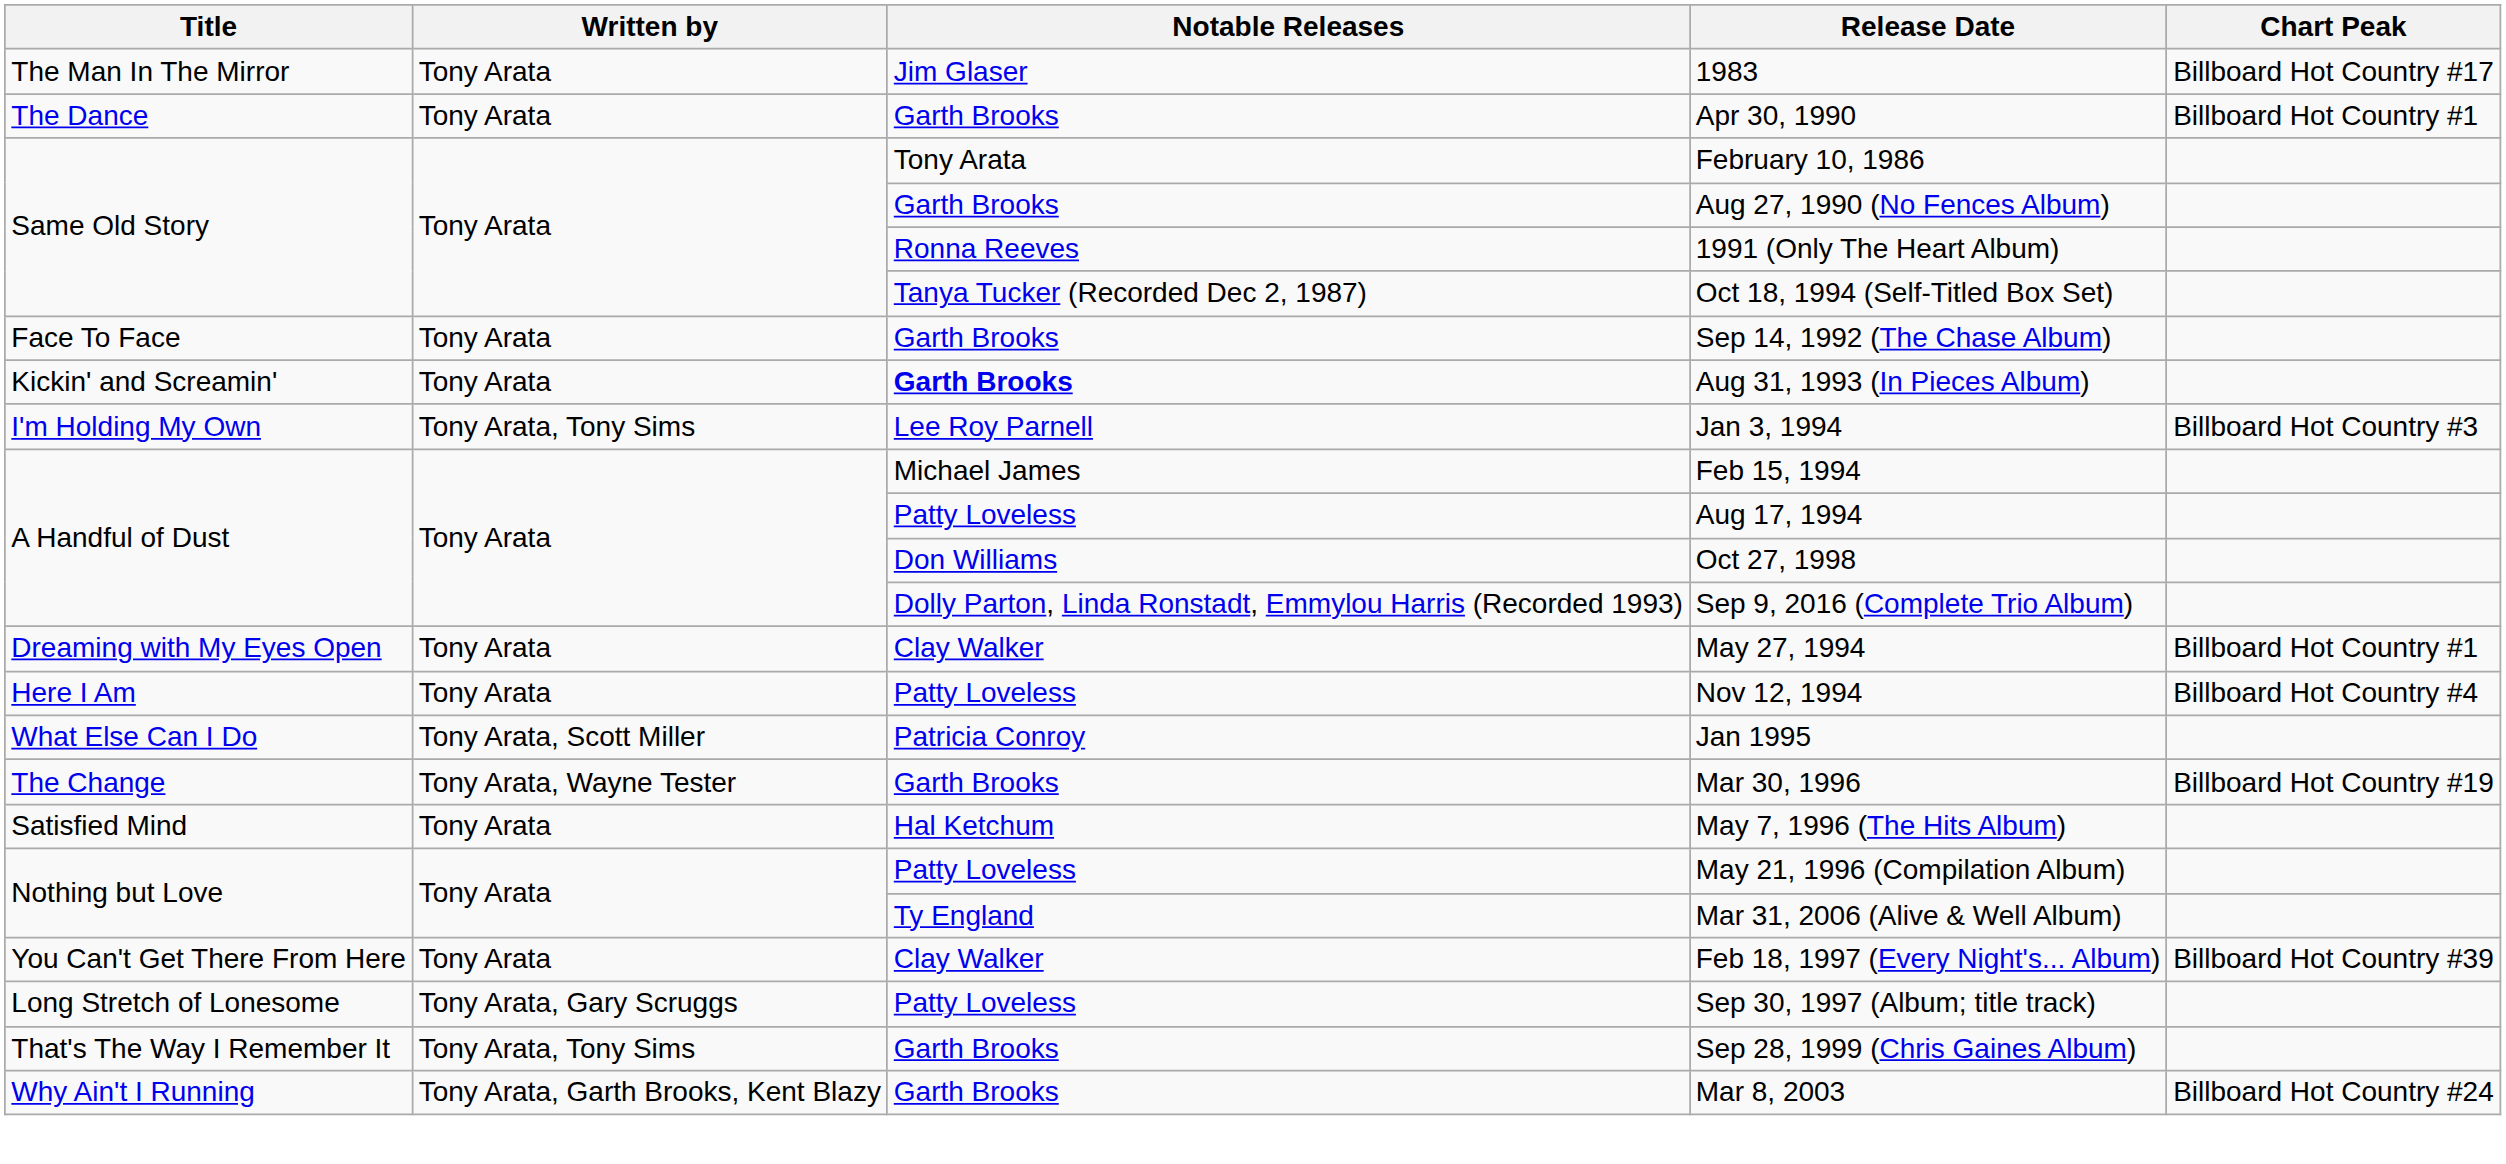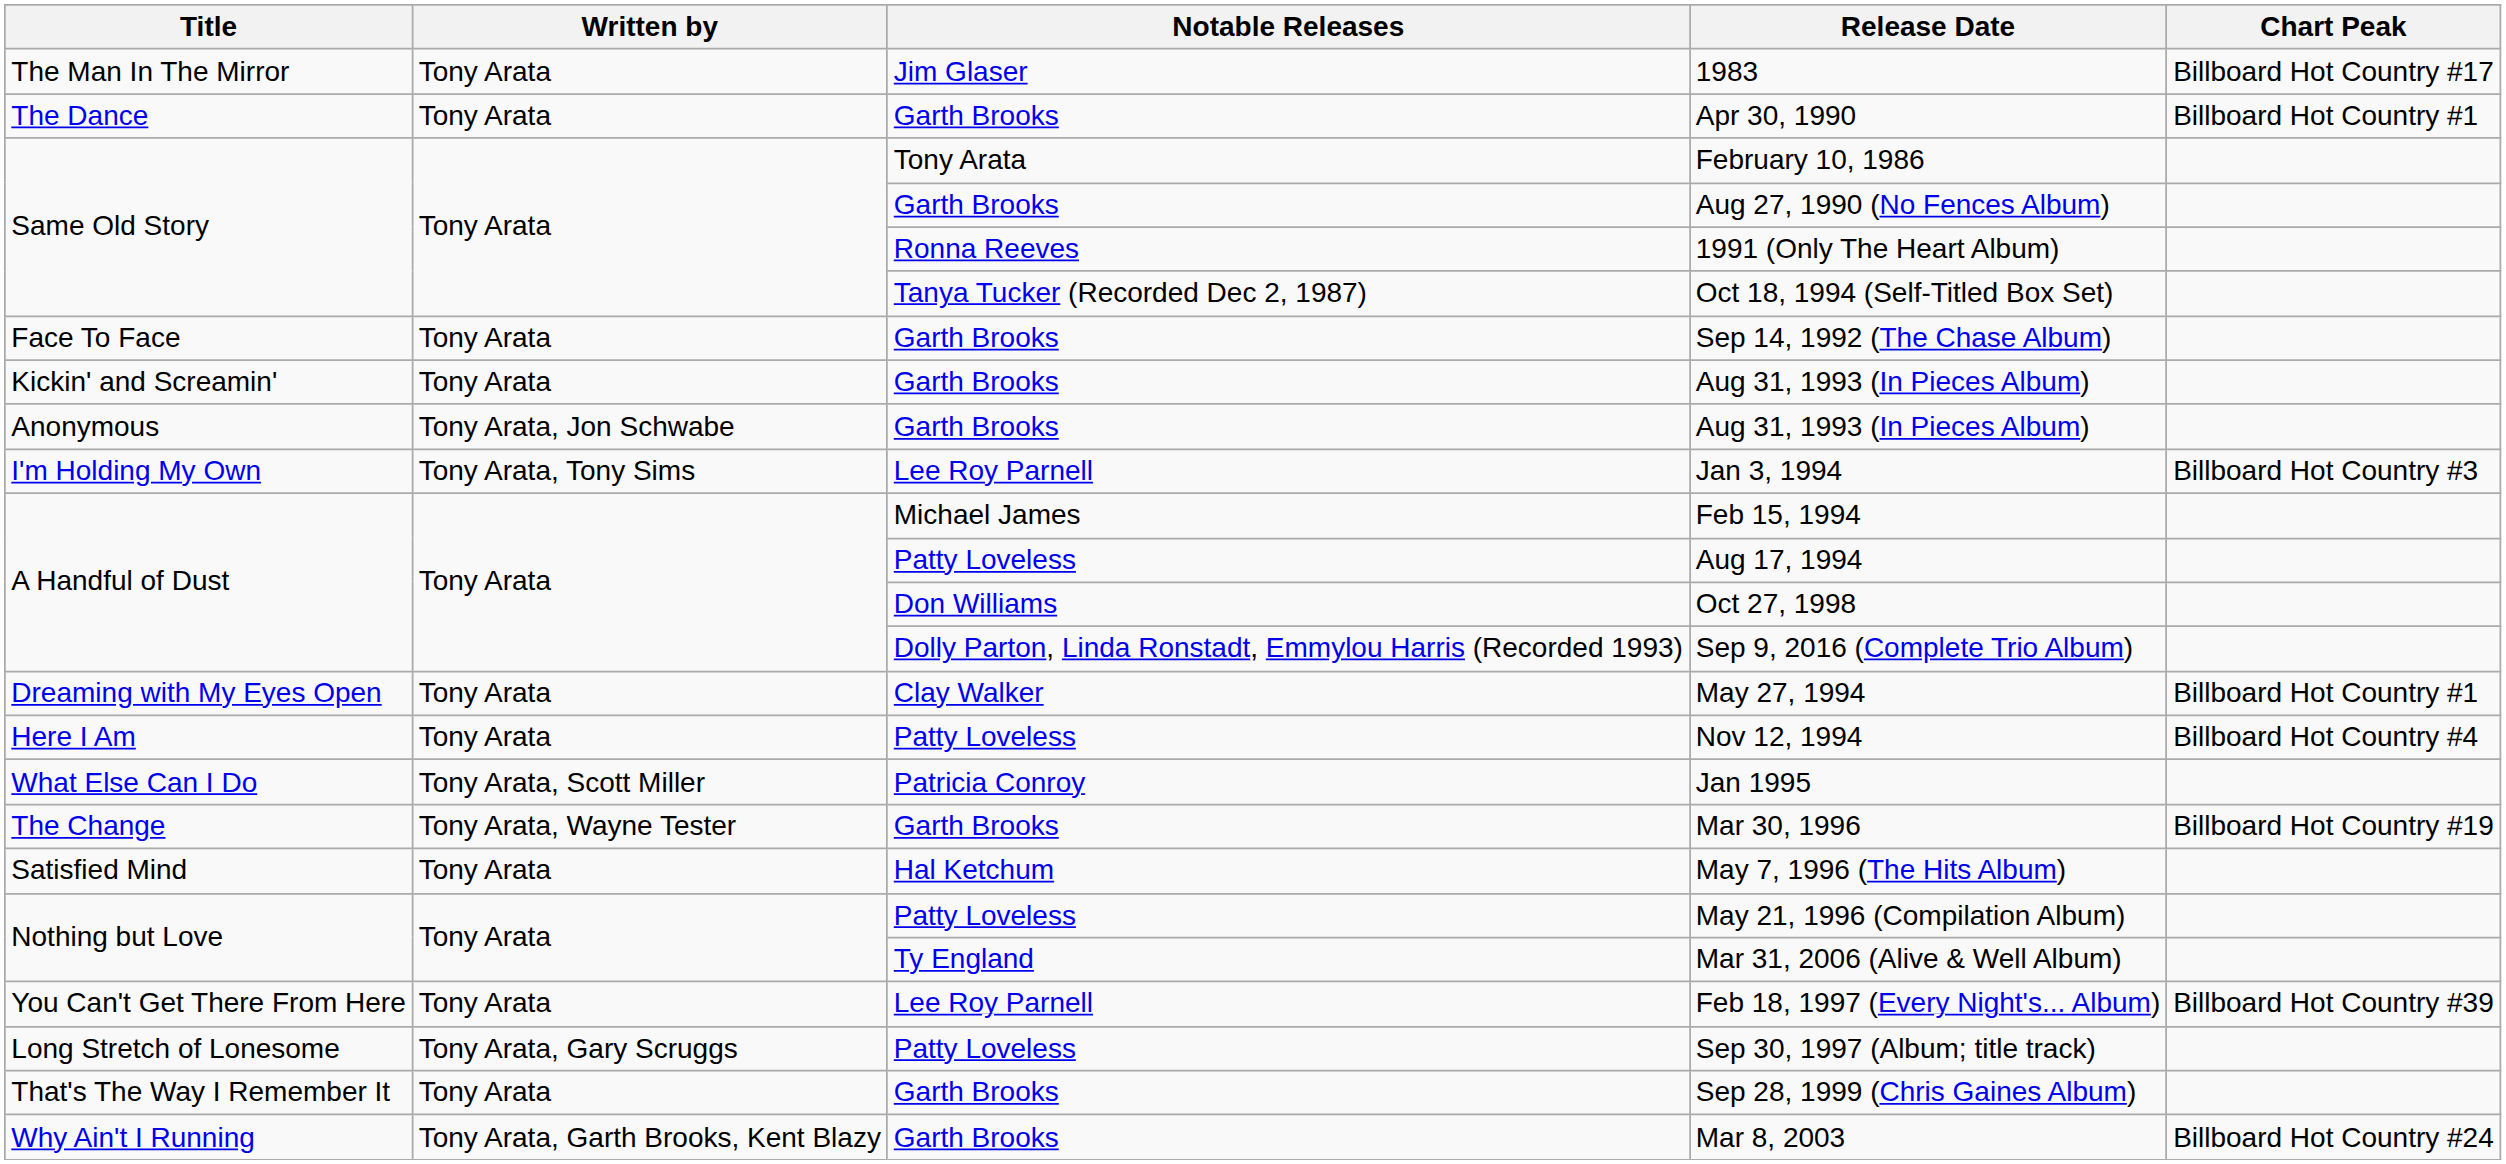(983, 381) bold -> (976, 381) normal
+ row: (85, 426)
(969, 959) Clay Walker -> (993, 1003) Lee Roy Parnell
(557, 1048) Tony Arata, Tony Sims -> (485, 1092) Tony Arata
